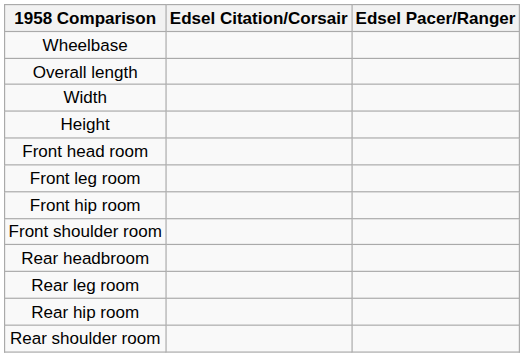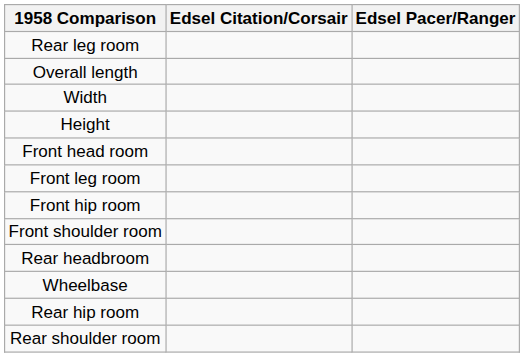rows swapped: (85, 44) <-> (85, 284)
